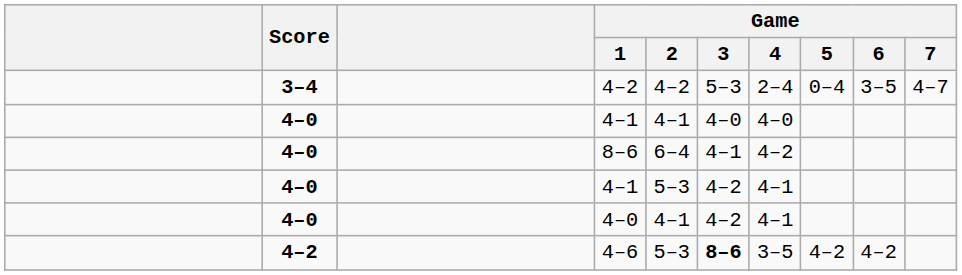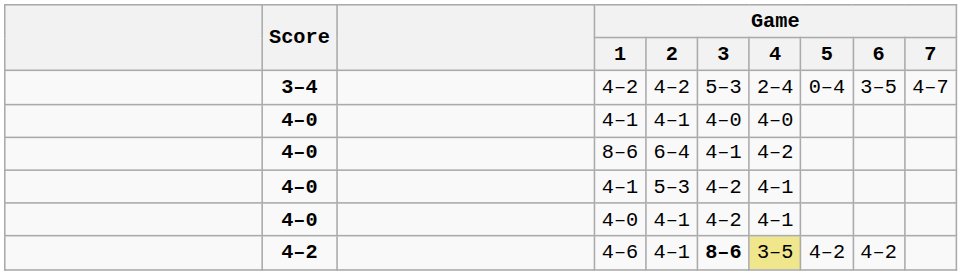(672, 253) 5–3 -> (672, 253) 4–1
(775, 253) no background -> (775, 253) khaki background
